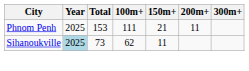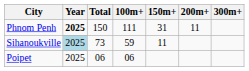(75, 27) normal -> (75, 27) bold
(100, 27) 153 -> (100, 27) 150
(162, 27) 21 -> (162, 27) 31
(129, 43) 62 -> (129, 43) 59
+ row: (19, 58)
